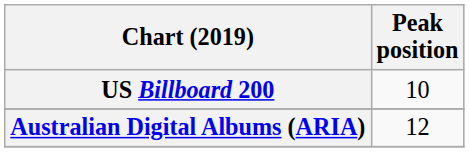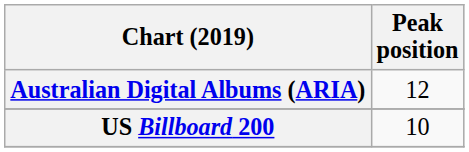rows swapped: (188, 127) <-> (188, 89)
